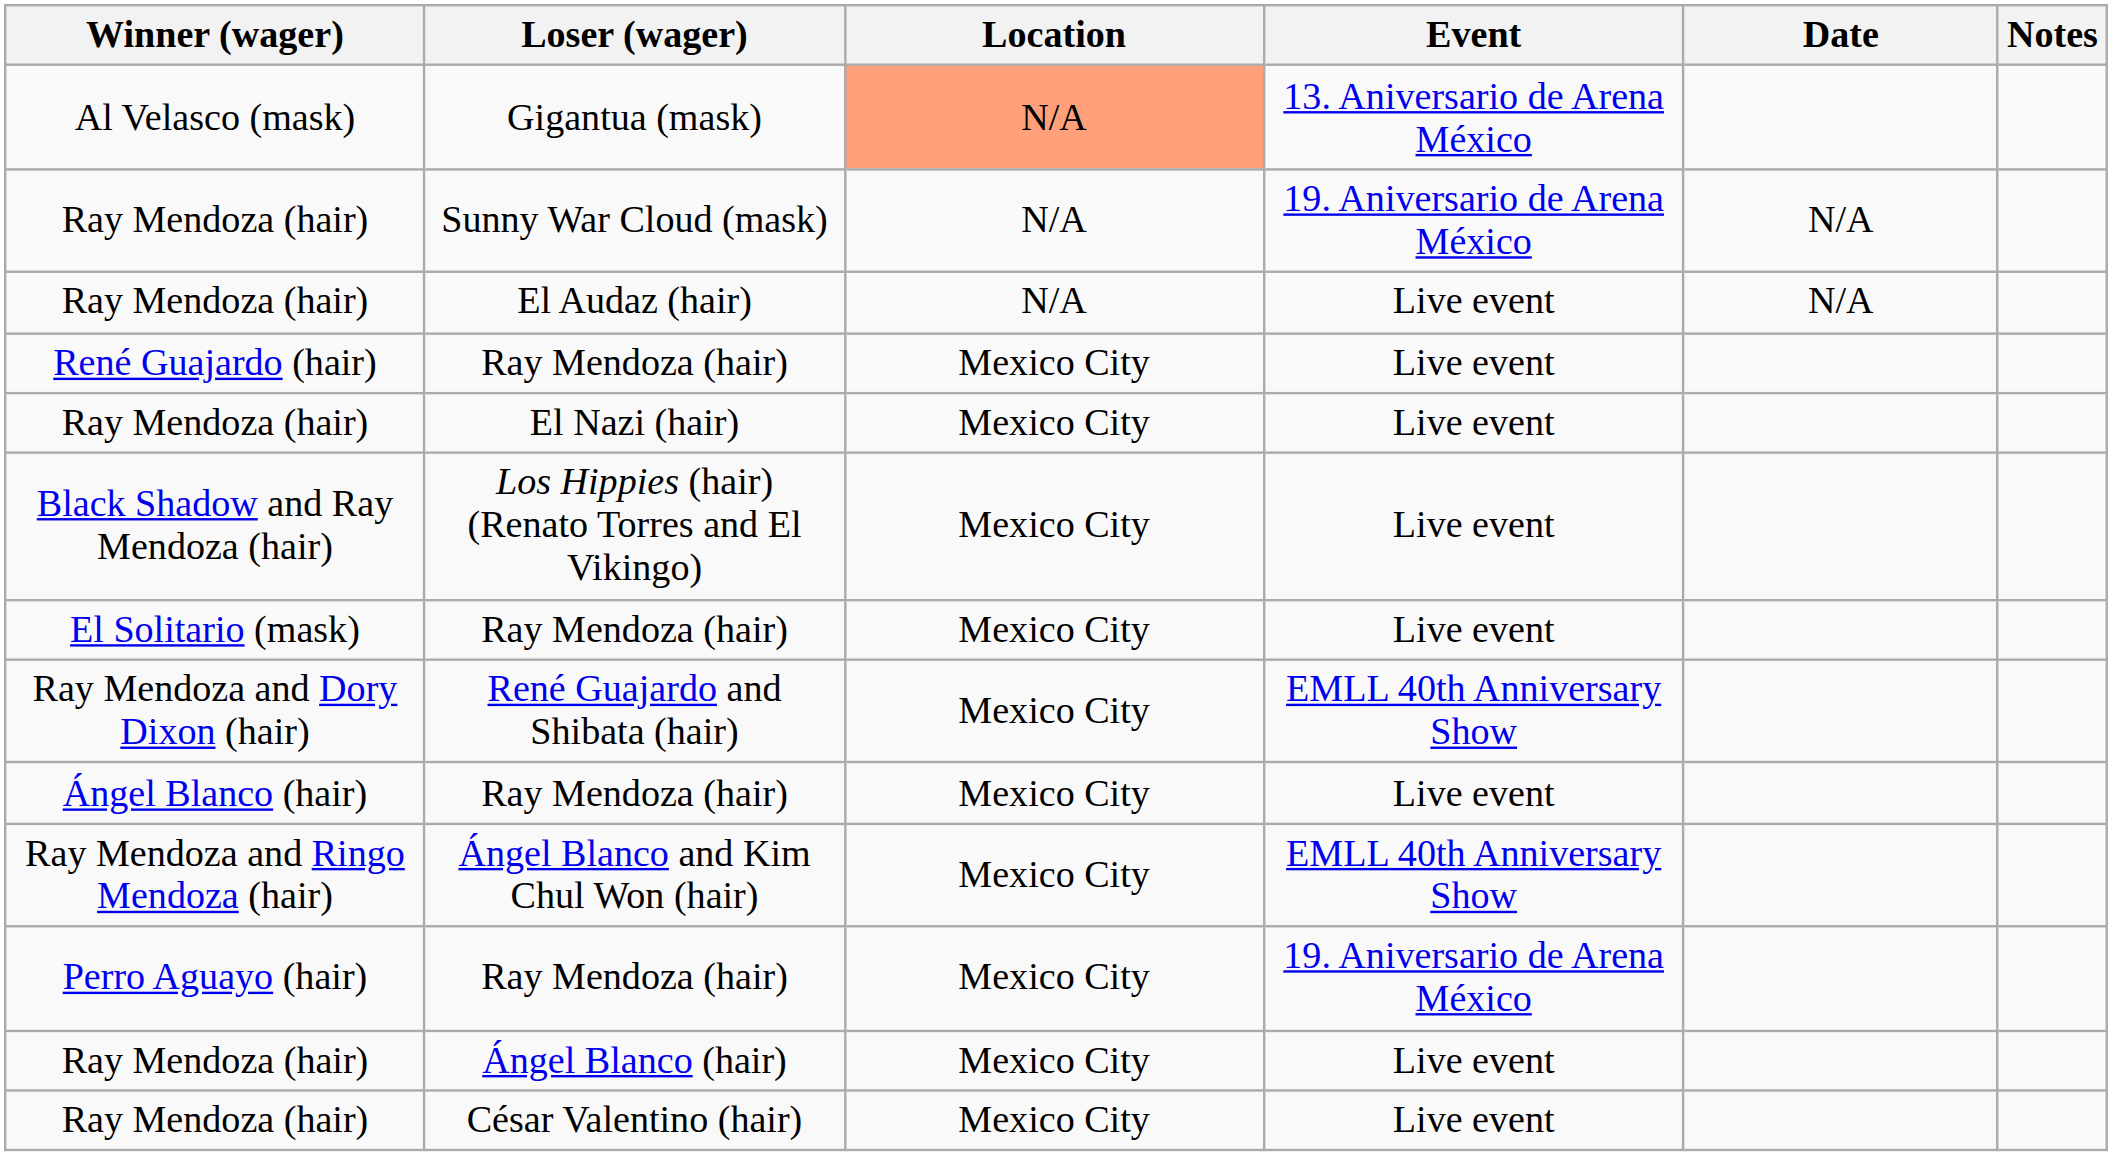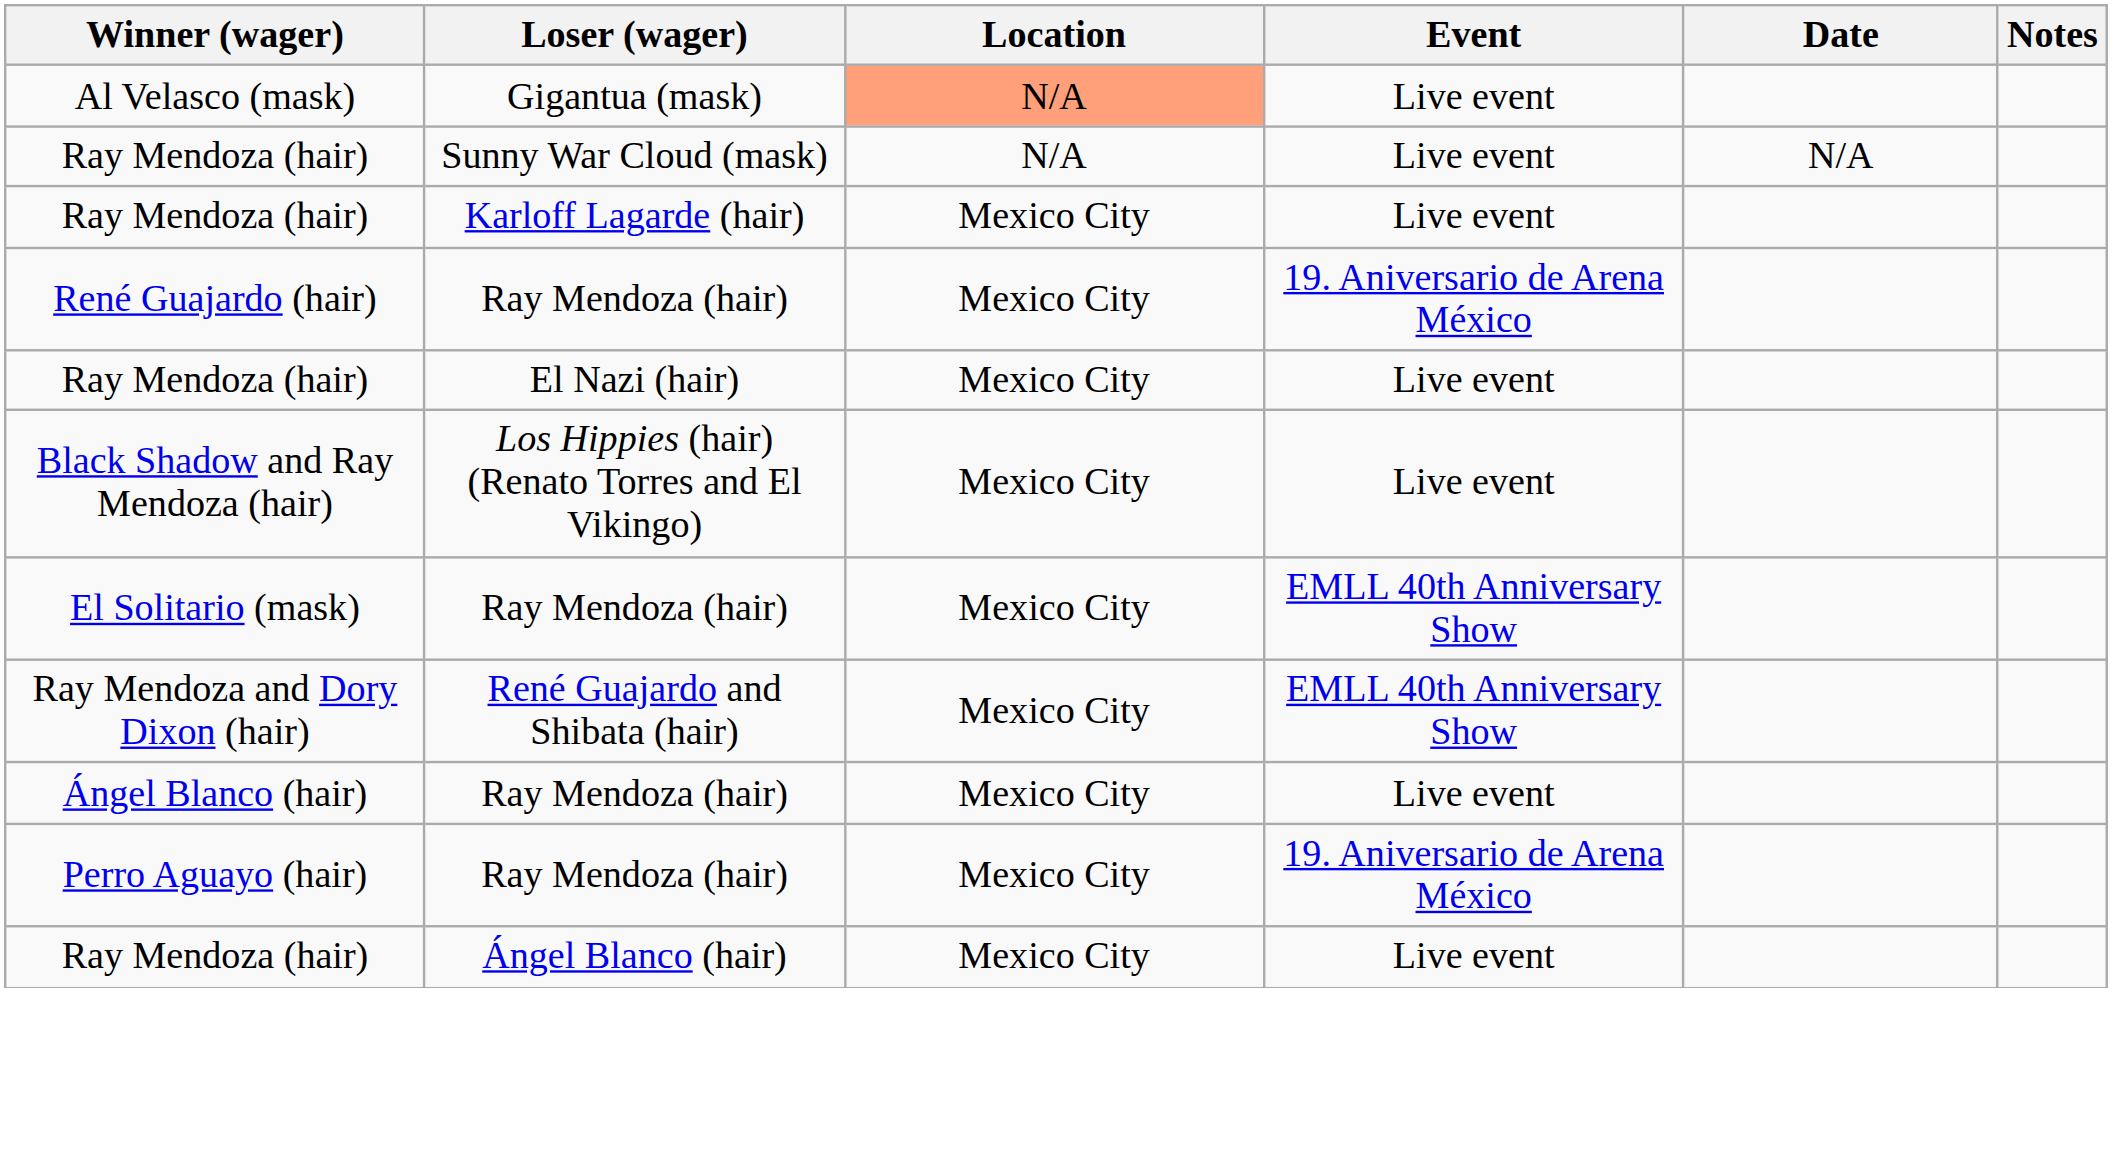(1474, 116) 13. Aniversario de Arena México -> (1474, 95) Live event
(1474, 219) 19. Aniversario de Arena México -> (1474, 155) Live event
- row: (215, 301)
+ row: (215, 215)
(1474, 361) Live event -> (1474, 297) 19. Aniversario de Arena México
(1474, 628) Live event -> (1474, 607) EMLL 40th Anniversary Show
- row: (215, 874)
- row: (215, 1119)
